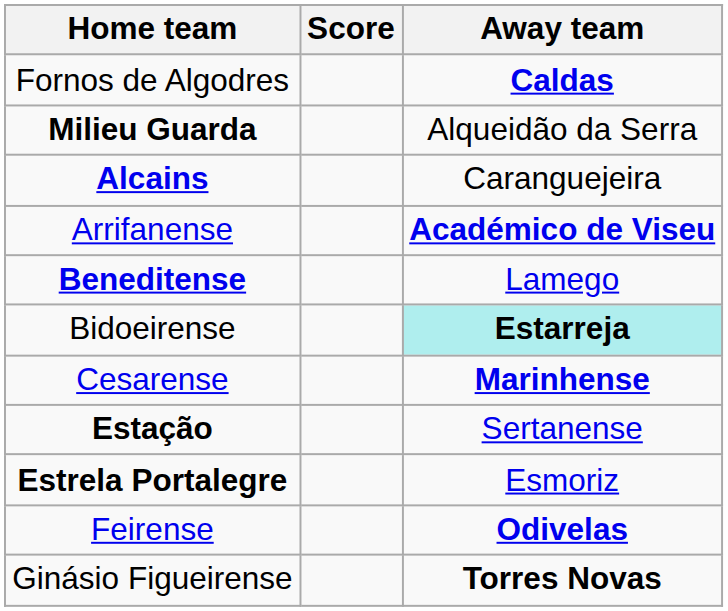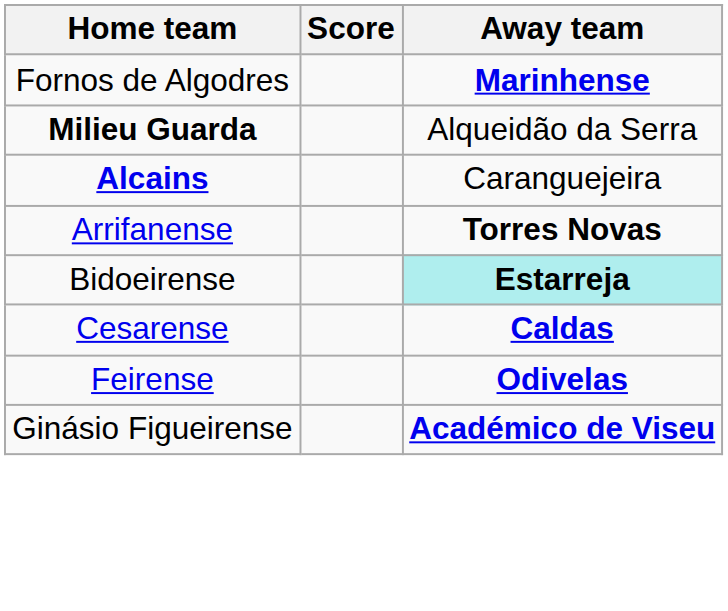(562, 79) Caldas -> (562, 79) Marinhense
(562, 229) Académico de Viseu -> (562, 229) Torres Novas
- row: (152, 279)
(562, 379) Marinhense -> (562, 329) Caldas
- row: (152, 429)
- row: (152, 479)
(562, 579) Torres Novas -> (562, 429) Académico de Viseu
